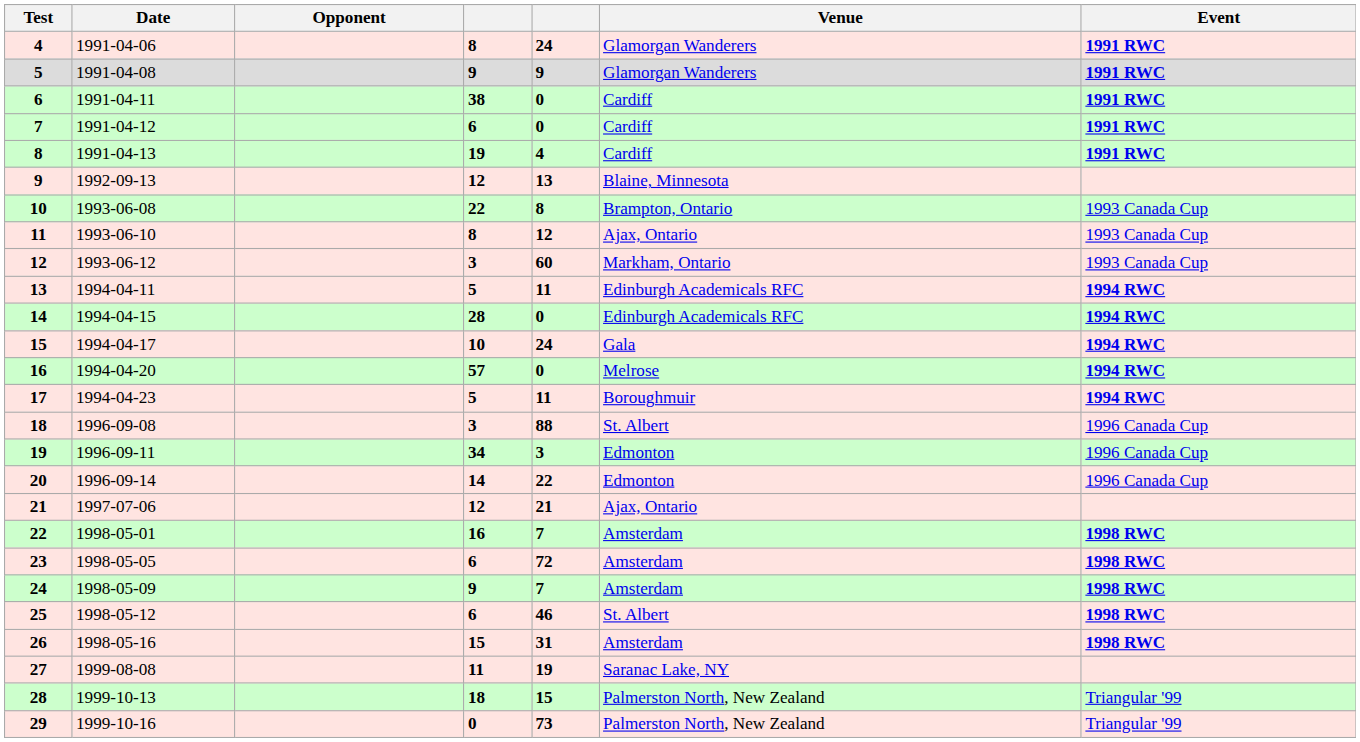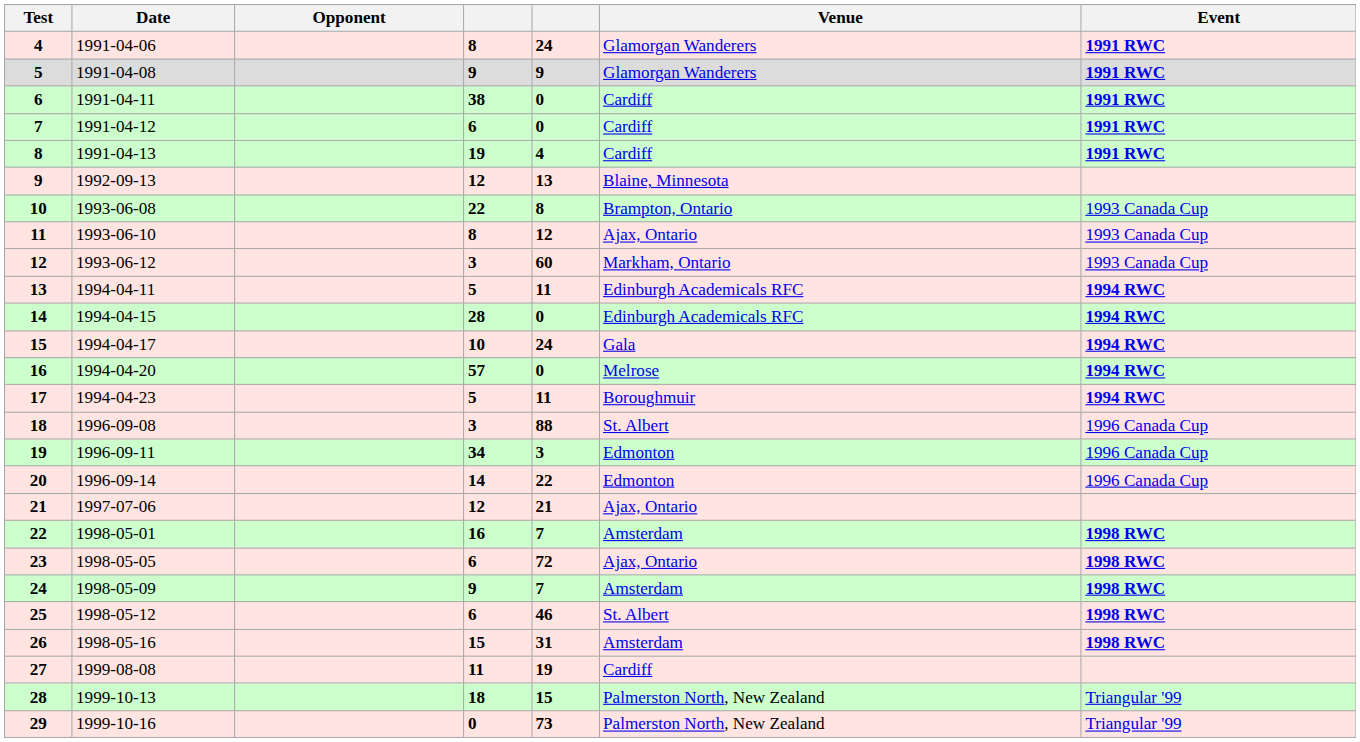(643, 561) Amsterdam -> (650, 561) Ajax, Ontario
(666, 669) Saranac Lake, NY -> (628, 669) Cardiff
